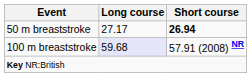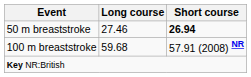(114, 29) 27.17 -> (114, 29) 27.46
(114, 47) lavender background -> (114, 47) no background
